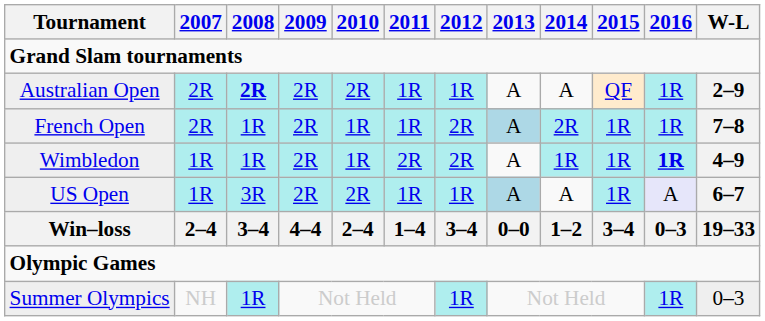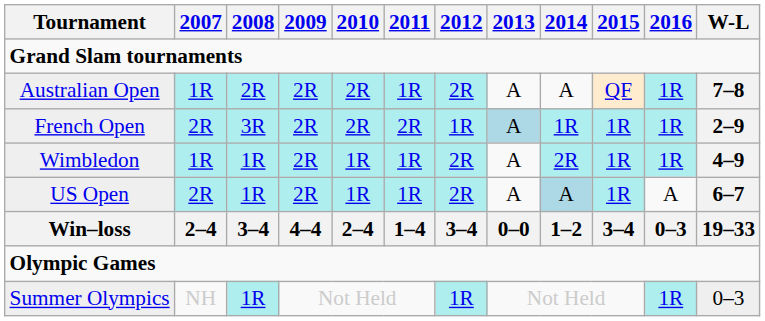(201, 90) 2R -> (201, 90) 1R
(253, 90) bold -> (253, 90) normal
(461, 90) 1R -> (461, 90) 2R
(728, 90) 2–9 -> (728, 90) 7–8
(253, 124) 1R -> (253, 124) 3R
(358, 124) 1R -> (358, 124) 2R
(410, 124) 1R -> (410, 124) 2R
(461, 124) 2R -> (461, 124) 1R
(566, 124) 2R -> (566, 124) 1R
(728, 124) 7–8 -> (728, 124) 2–9
(410, 159) 2R -> (410, 159) 1R
(566, 159) 1R -> (566, 159) 2R
(671, 159) bold -> (671, 159) normal
(201, 193) 1R -> (201, 193) 2R
(253, 193) 3R -> (253, 193) 1R
(358, 193) 2R -> (358, 193) 1R
(461, 193) 1R -> (461, 193) 2R
(514, 193) lightblue background -> (514, 193) no background
(566, 193) no background -> (566, 193) lightblue background
(671, 193) lavender background -> (671, 193) no background
